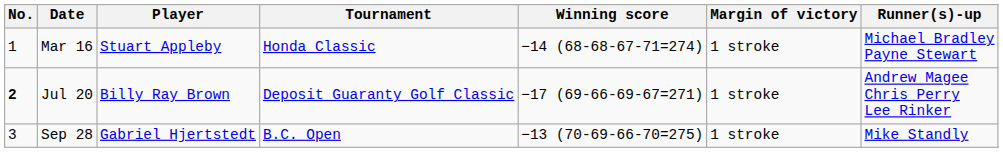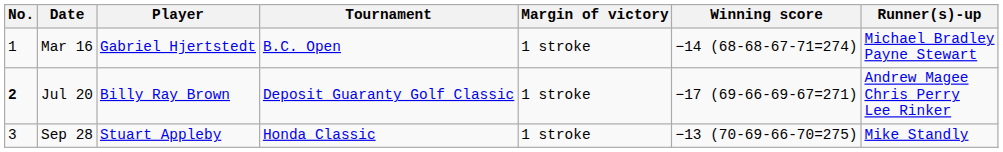columns swapped: (612, 17) <-> (784, 17)
(161, 48) Stuart Appleby -> (178, 48) Gabriel Hjertstedt
(319, 48) Honda Classic -> (302, 48) B.C. Open
(178, 136) Gabriel Hjertstedt -> (161, 136) Stuart Appleby
(302, 136) B.C. Open -> (319, 136) Honda Classic
